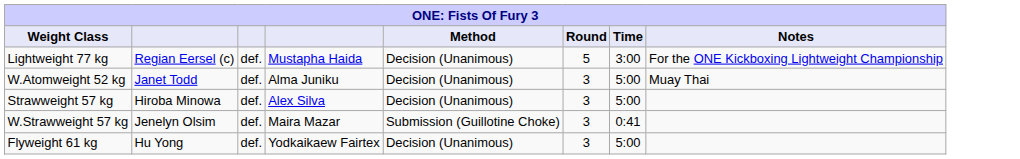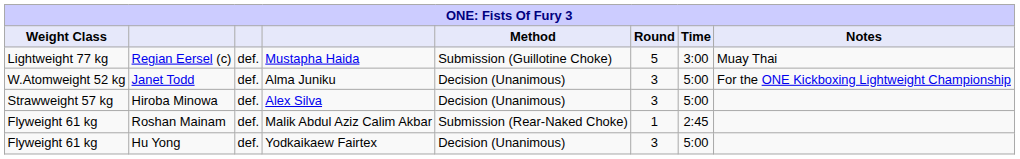(450, 58) Decision (Unanimous) -> (525, 58) Submission (Guillotine Choke)
(796, 58) For the ONE Kickboxing Lightweight Championship -> (747, 58) Muay Thai
(679, 79) Muay Thai -> (864, 79) For the ONE Kickboxing Lightweight Championship
- row: (175, 121)
+ row: (179, 121)
